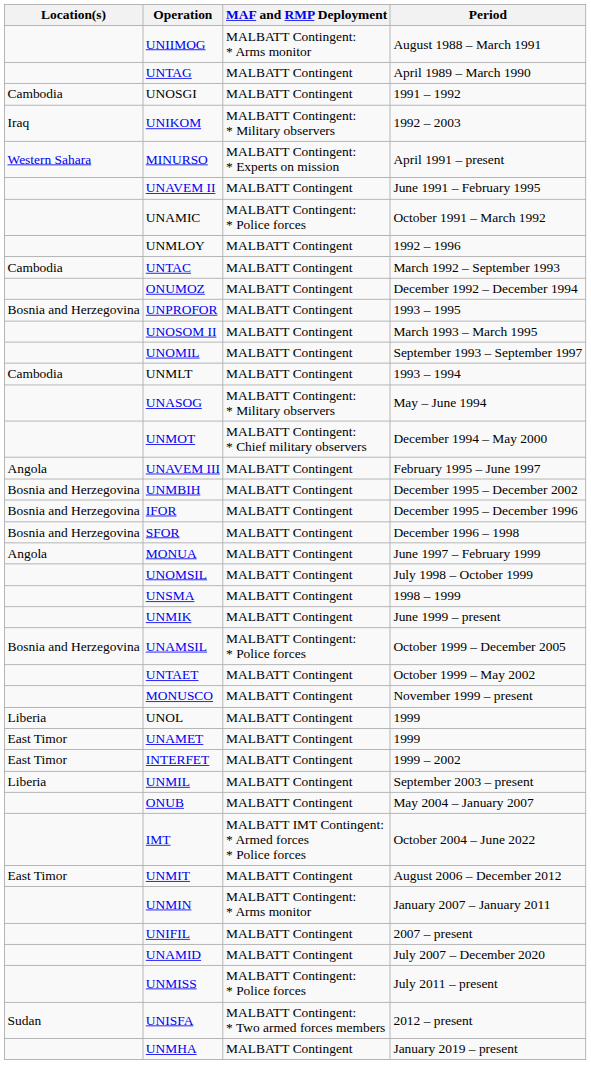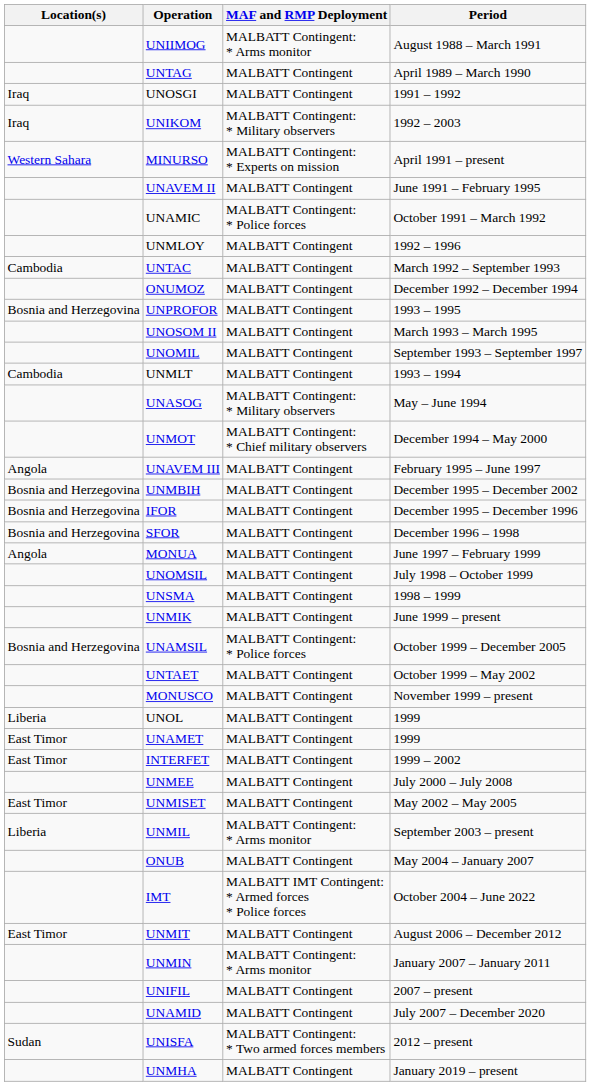(35, 94) Cambodia -> (18, 94) Iraq
+ row: (170, 781)
+ row: (176, 803)
(289, 781) MALBATT Contingent -> (291, 831) MALBATT Contingent: * Arms monitor
- row: (171, 983)
